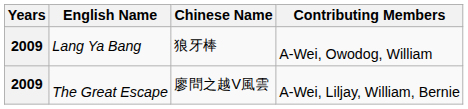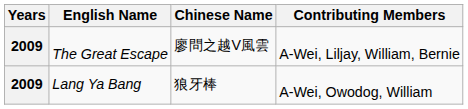rows swapped: (97, 46) <-> (110, 92)
